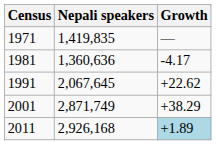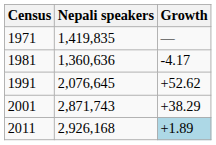(86, 83) 2,067,645 -> (86, 83) 2,076,645
(181, 83) +22.62 -> (181, 83) +52.62
(86, 106) 2,871,749 -> (86, 106) 2,871,743
